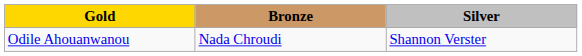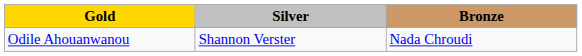columns swapped: (481, 16) <-> (291, 16)
